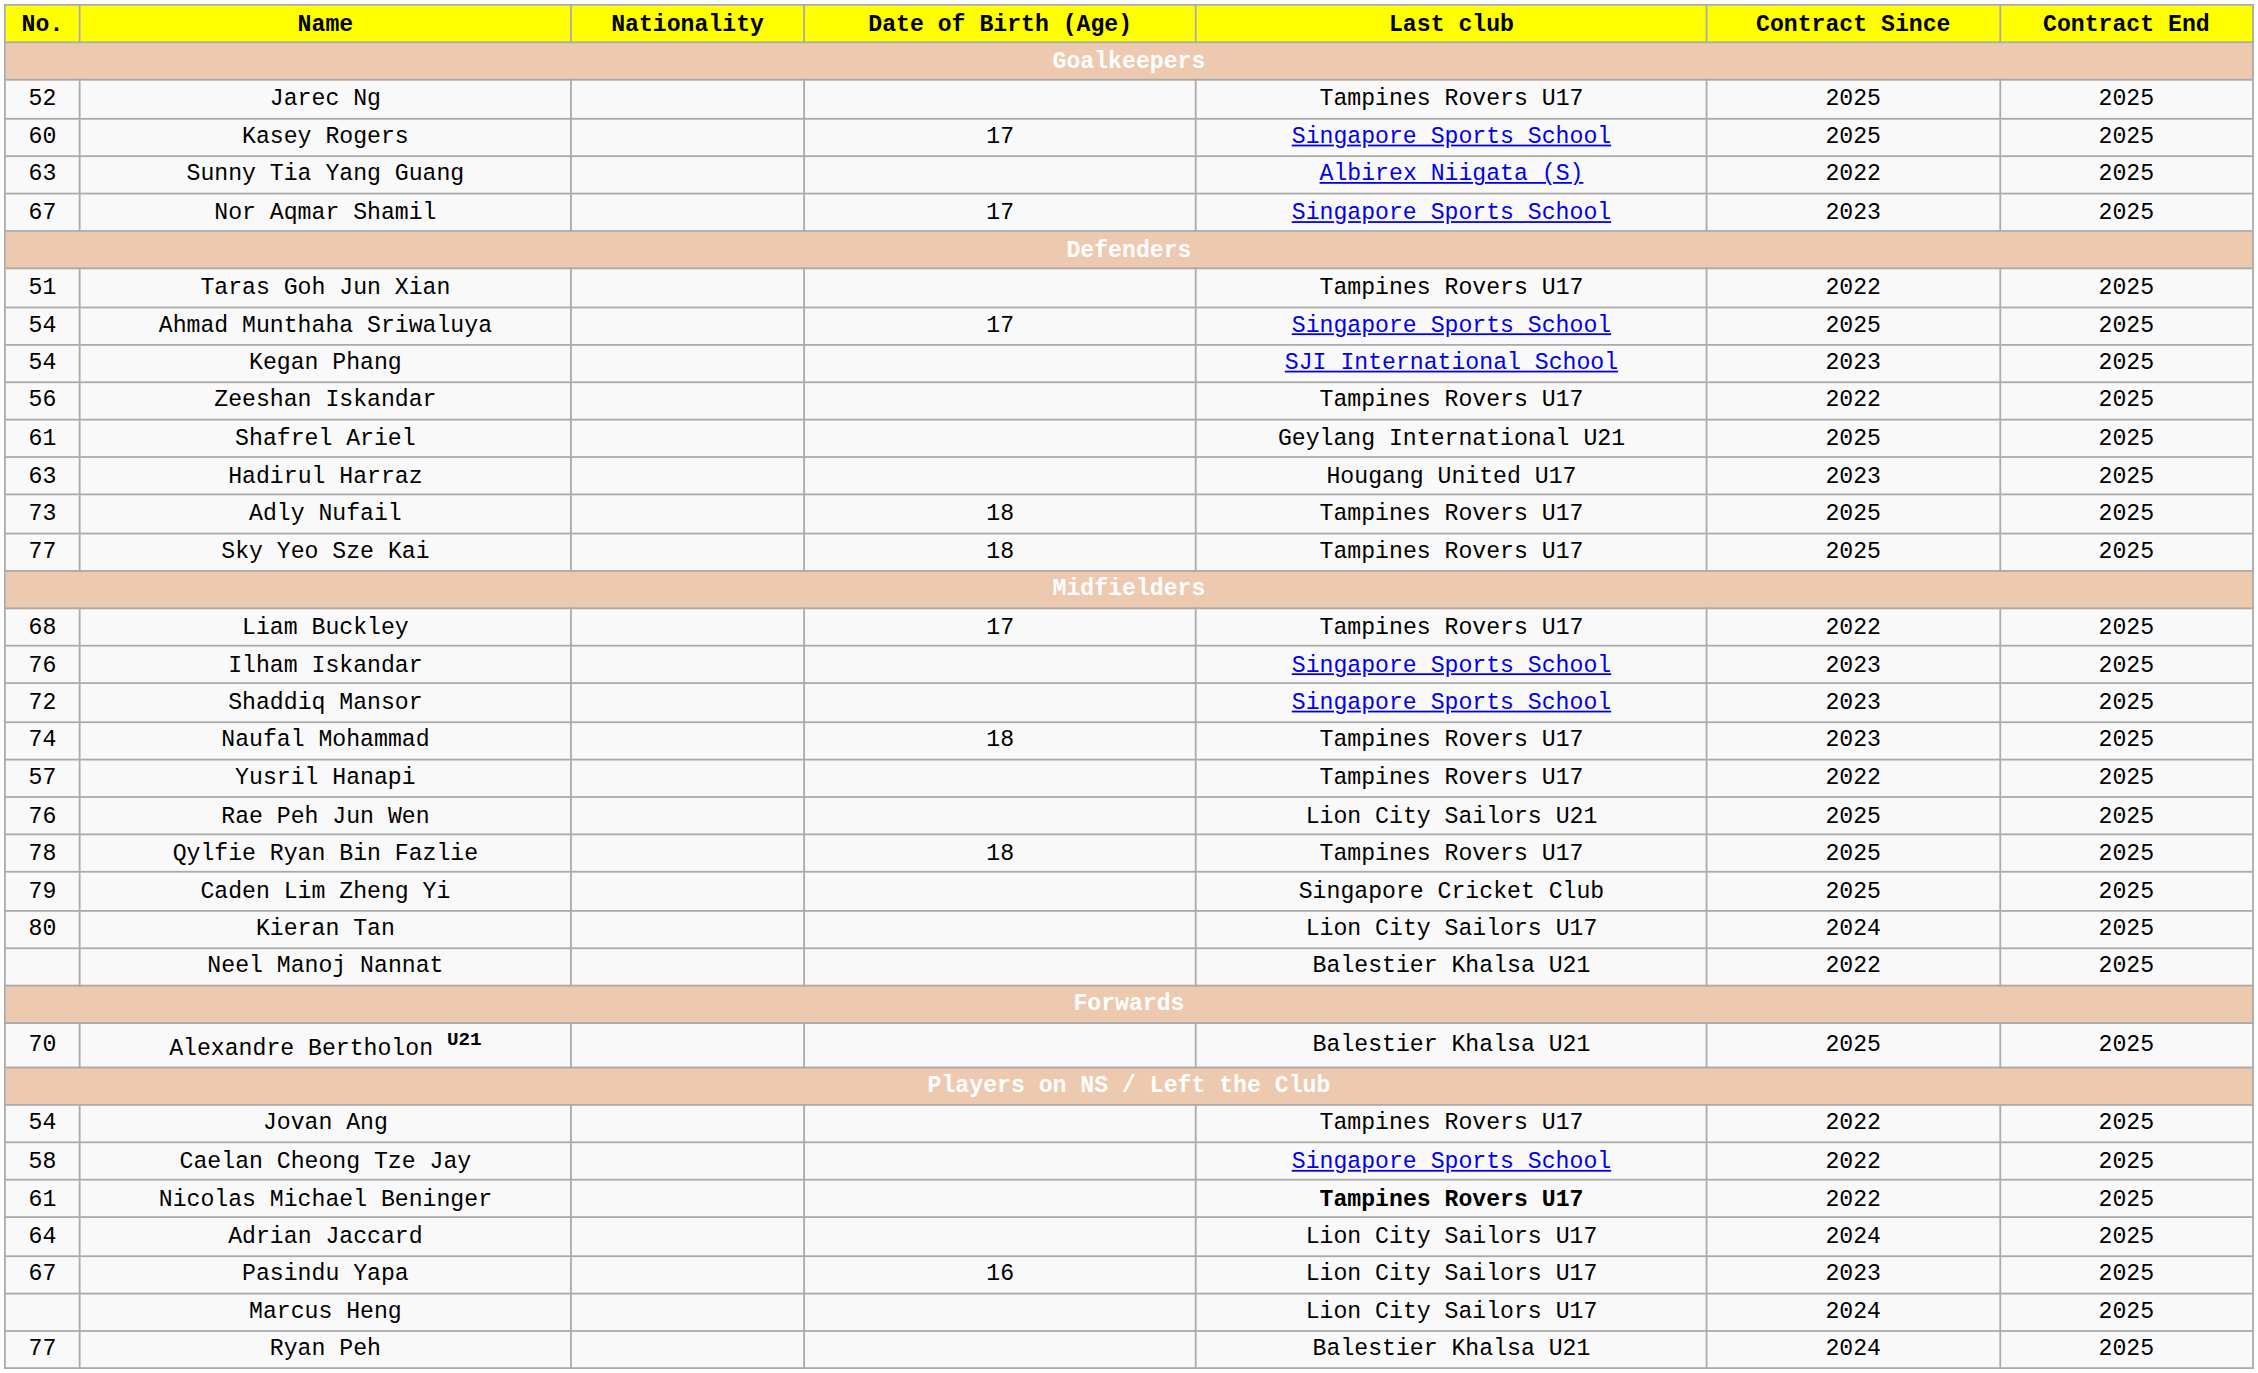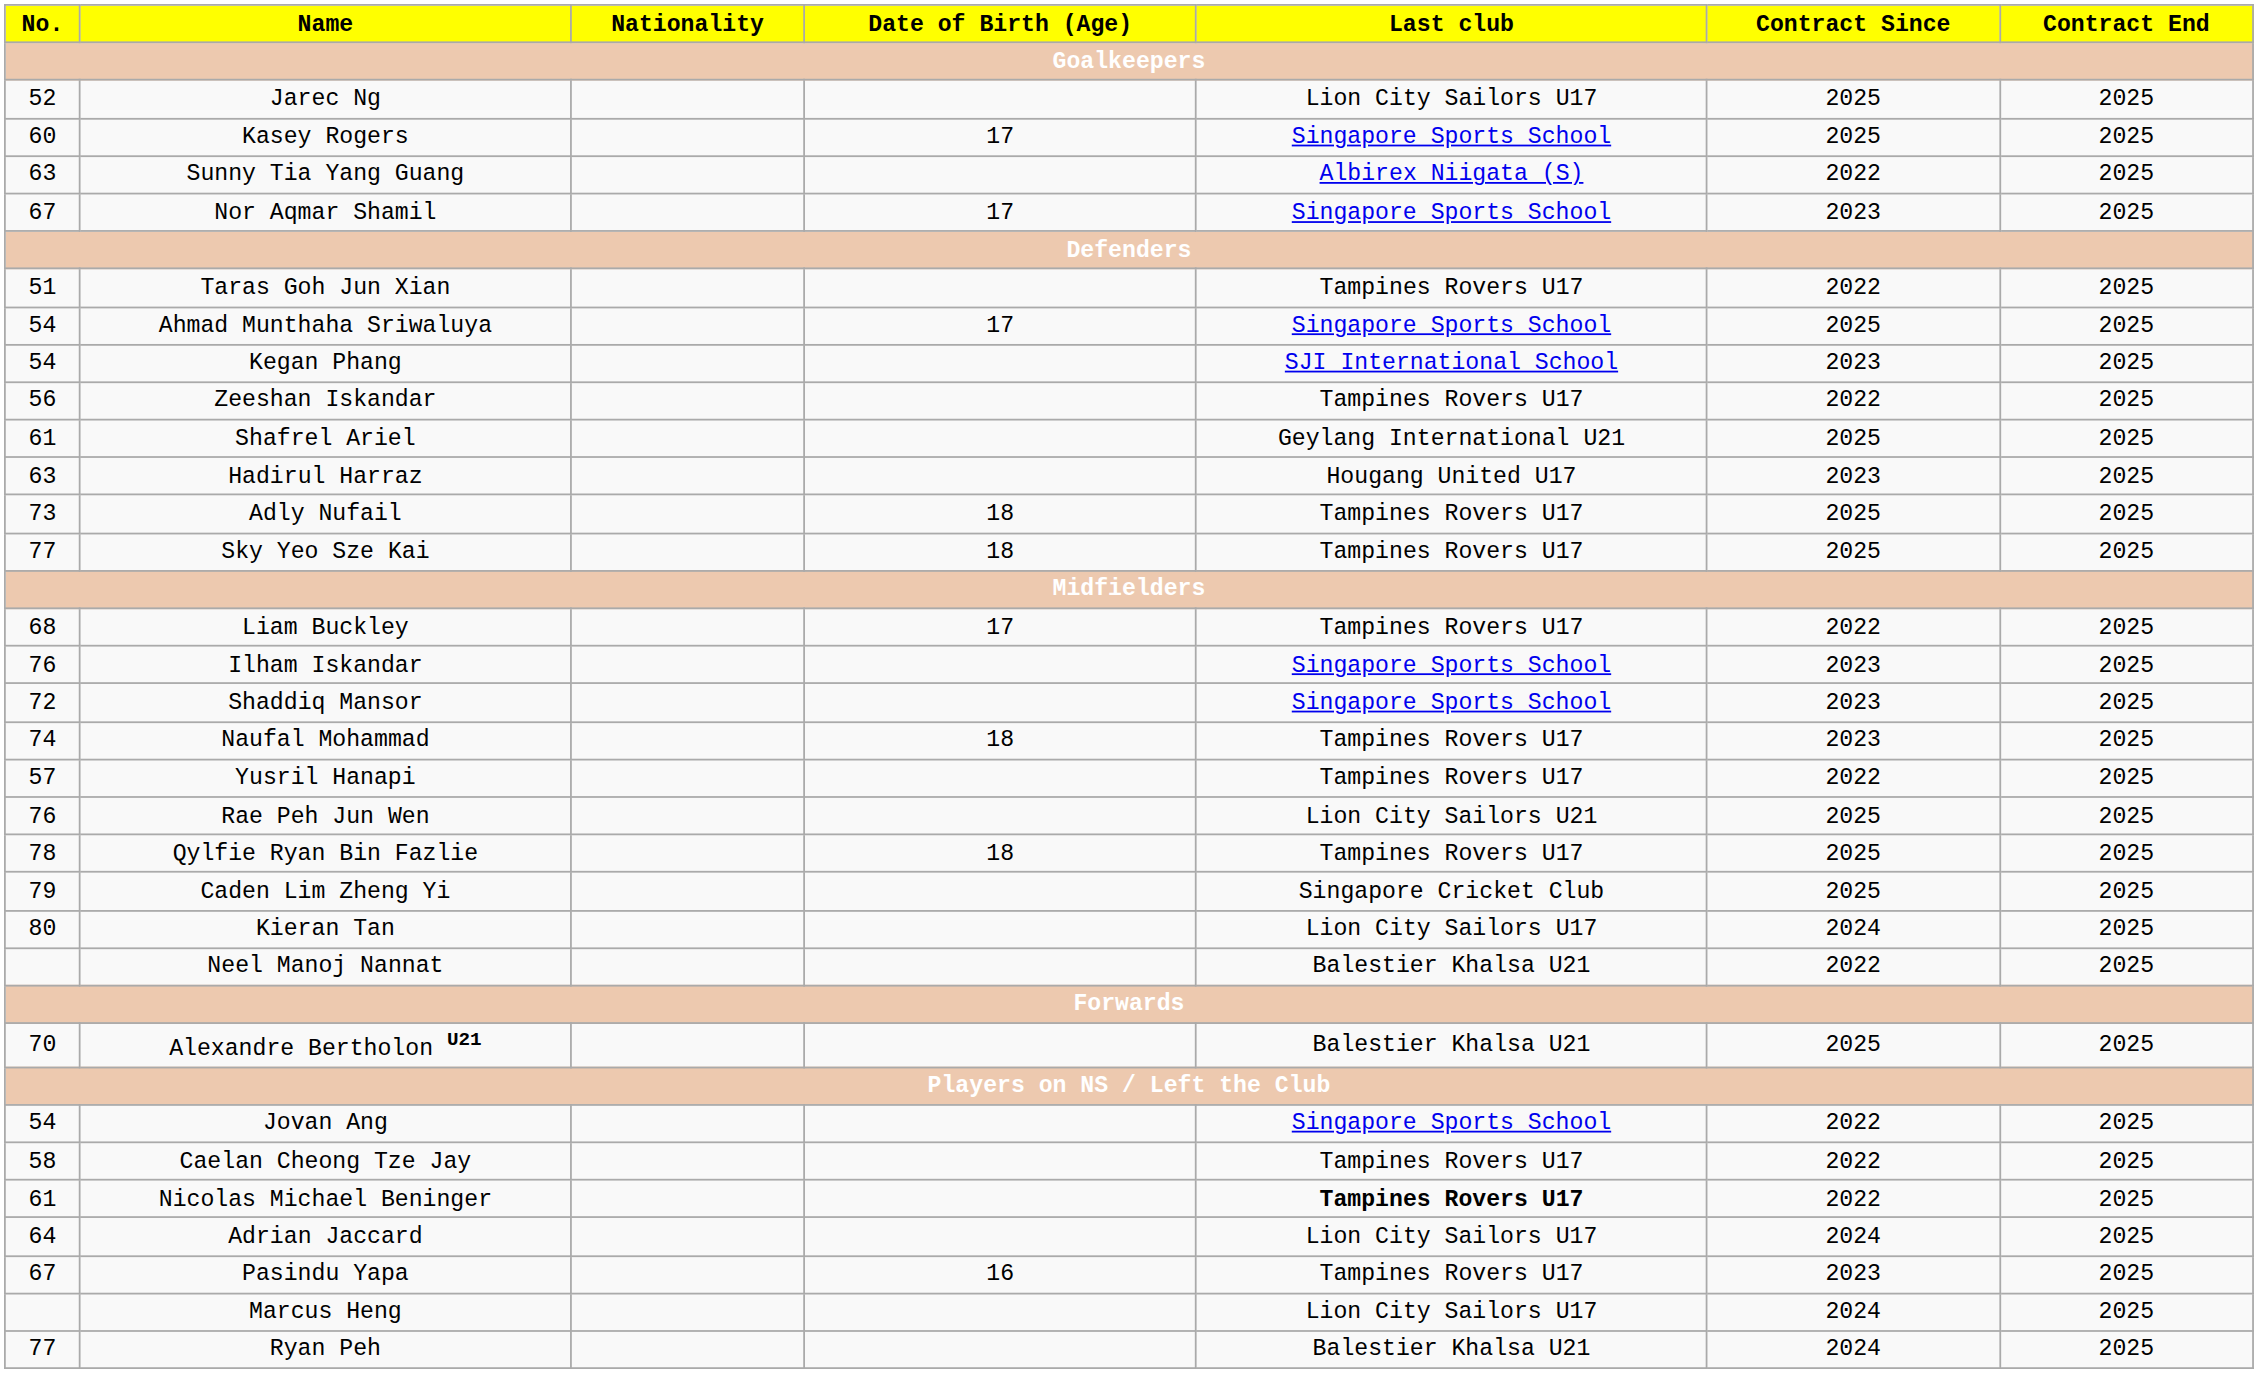(1451, 99) Tampines Rovers U17 -> (1451, 99) Lion City Sailors U17
(1451, 1123) Tampines Rovers U17 -> (1451, 1123) Singapore Sports School
(1451, 1161) Singapore Sports School -> (1451, 1161) Tampines Rovers U17
(1451, 1274) Lion City Sailors U17 -> (1451, 1274) Tampines Rovers U17
